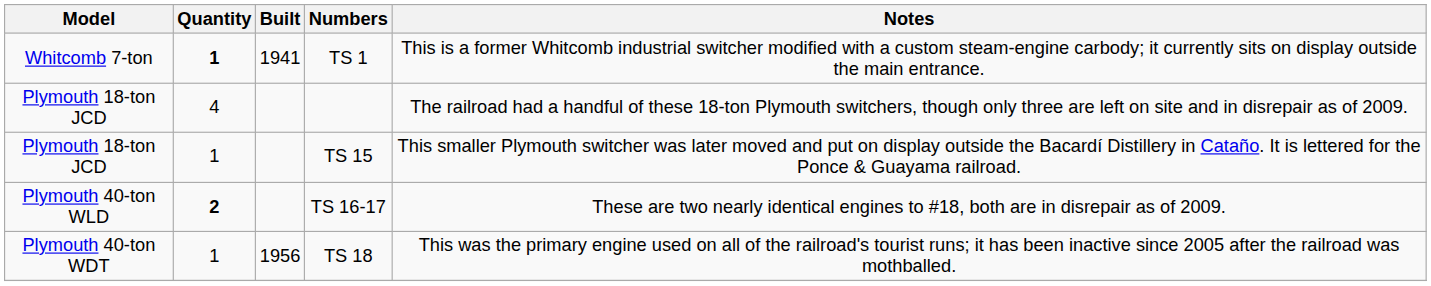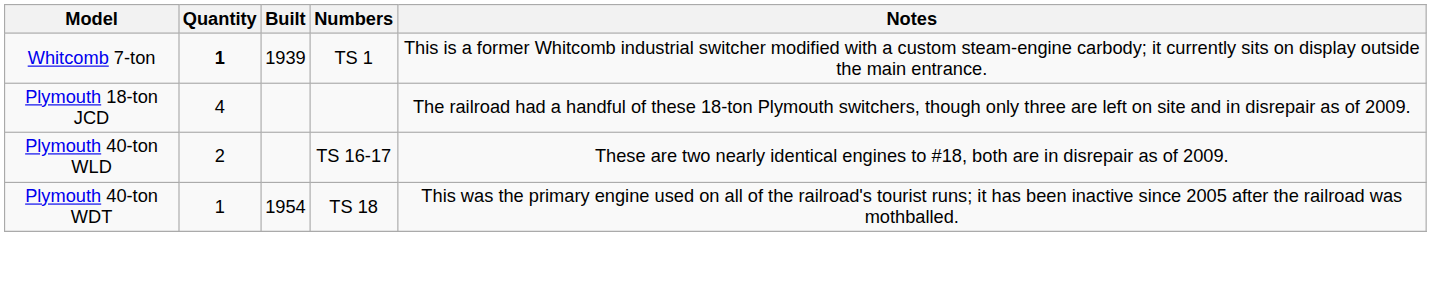(280, 58) 1941 -> (285, 58) 1939
- row: (89, 157)
(214, 206) bold -> (220, 157) normal
(280, 255) 1956 -> (285, 206) 1954
